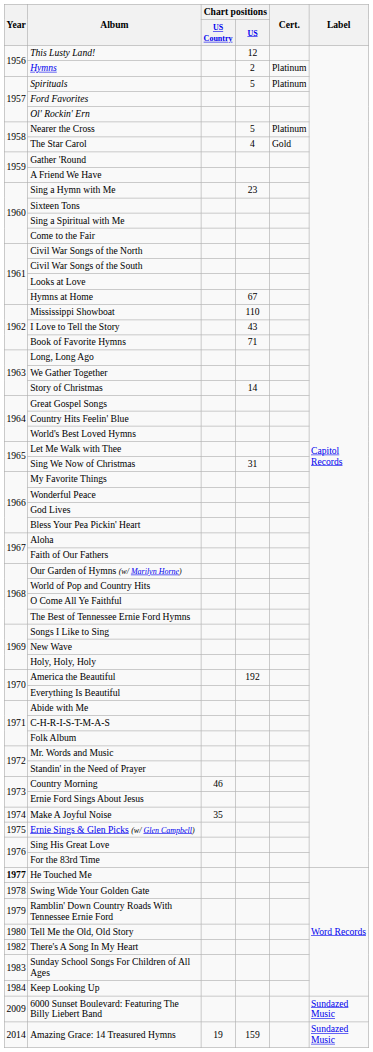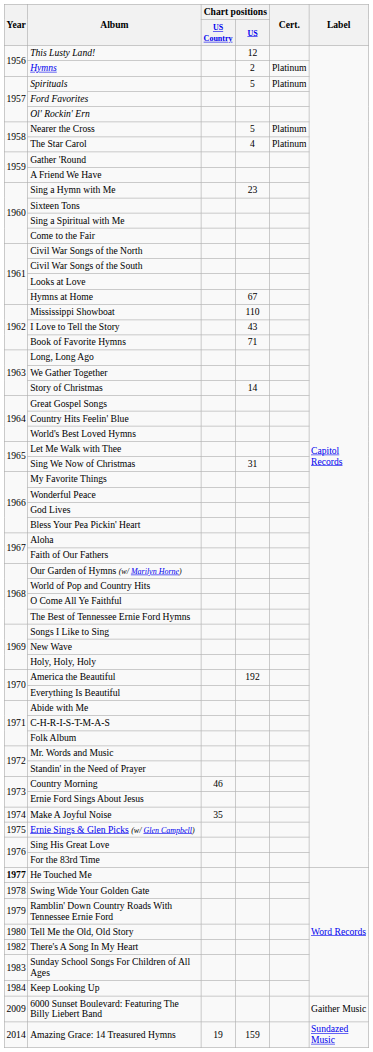(282, 144) Gold -> (289, 144) Platinum
(330, 1009) Sundazed Music -> (339, 1009) Gaither Music
